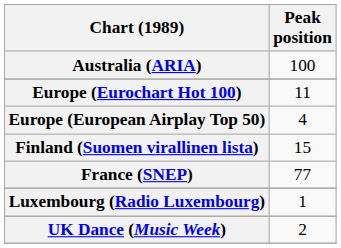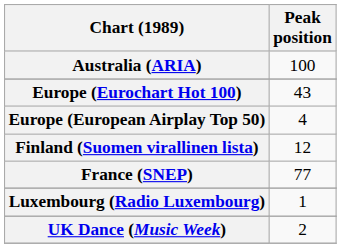(303, 92) 11 -> (303, 92) 43
(303, 147) 15 -> (303, 147) 12
